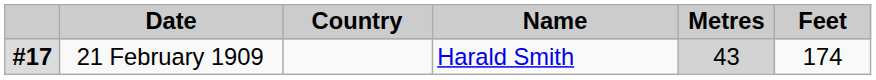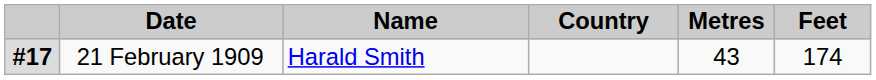columns swapped: (555, 21) <-> (357, 21)
(726, 56) lightgrey background -> (726, 56) no background
